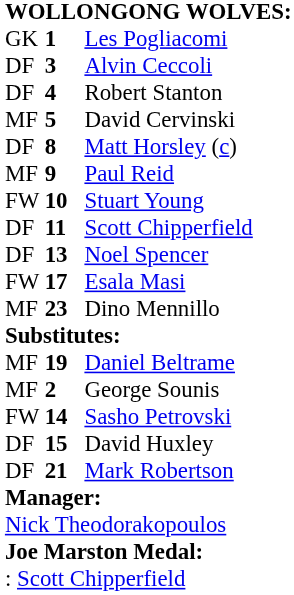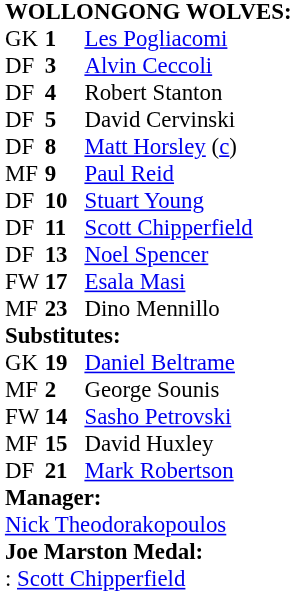(21, 119) MF -> (20, 119) DF
(22, 200) FW -> (20, 200) DF
(21, 362) MF -> (21, 362) GK
(20, 443) DF -> (21, 443) MF
